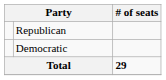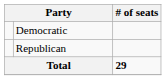rows swapped: (41, 30) <-> (42, 48)
